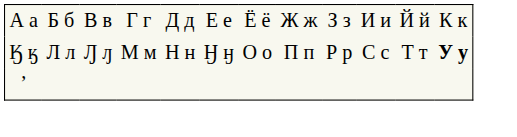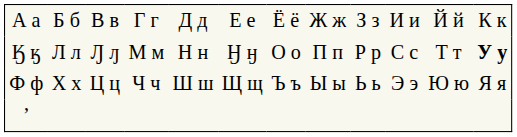+ row: (26, 83)
